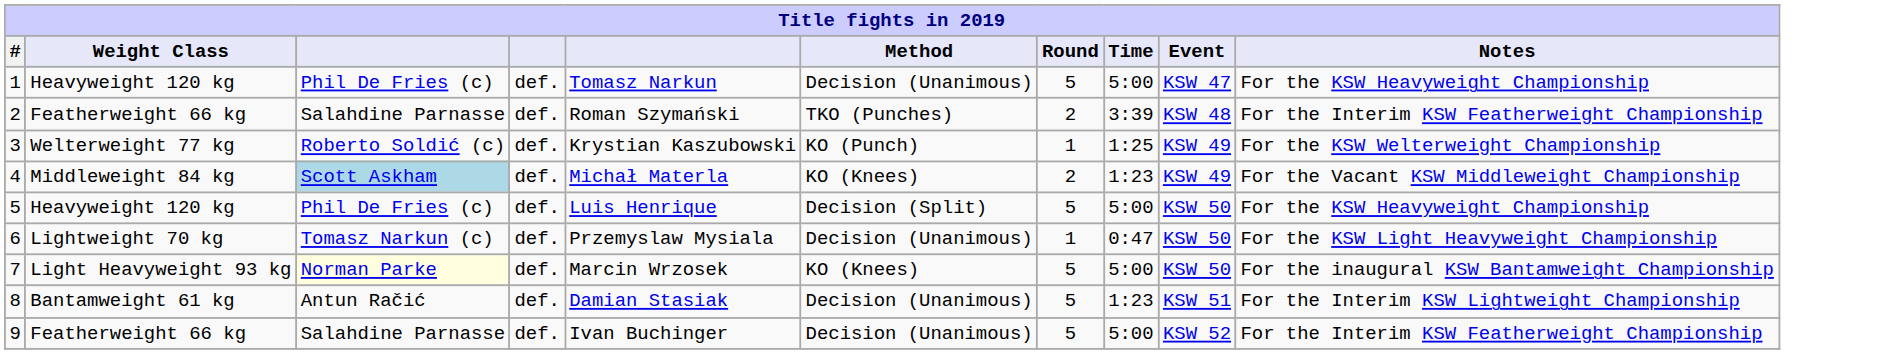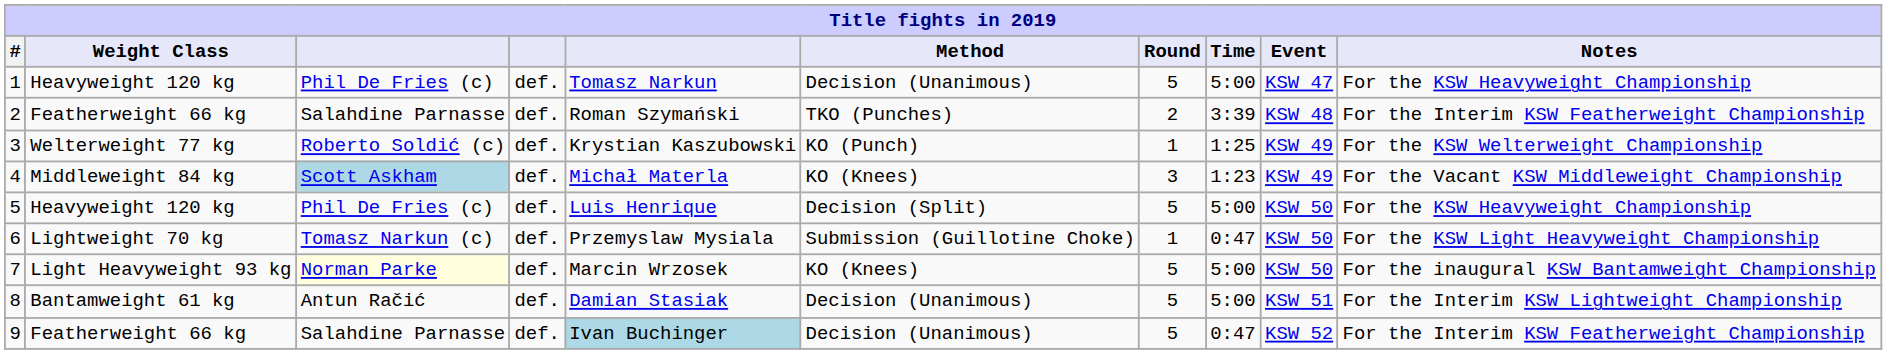(1070, 177) 2 -> (1172, 177) 3
(919, 239) Decision (Unanimous) -> (970, 239) Submission (Guillotine Choke)
(1131, 302) 1:23 -> (1233, 302) 5:00
(649, 333) no background -> (649, 333) lightblue background
(1131, 333) 5:00 -> (1233, 333) 0:47
